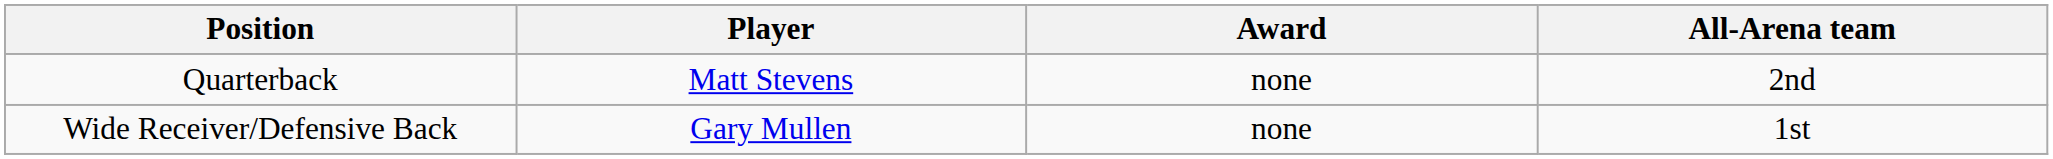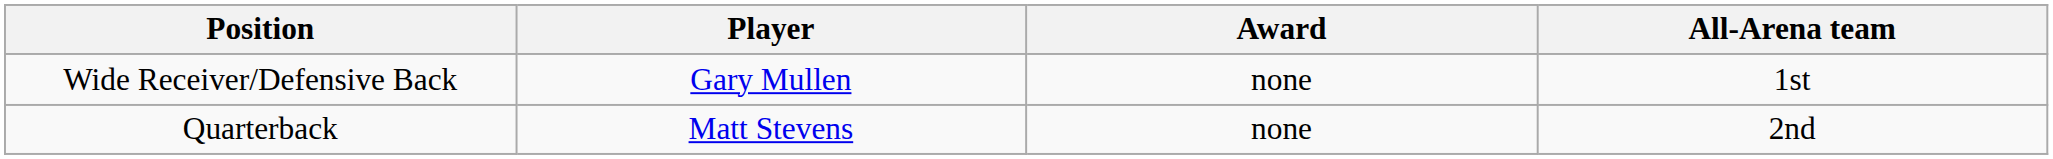rows swapped: (260, 128) <-> (260, 79)
